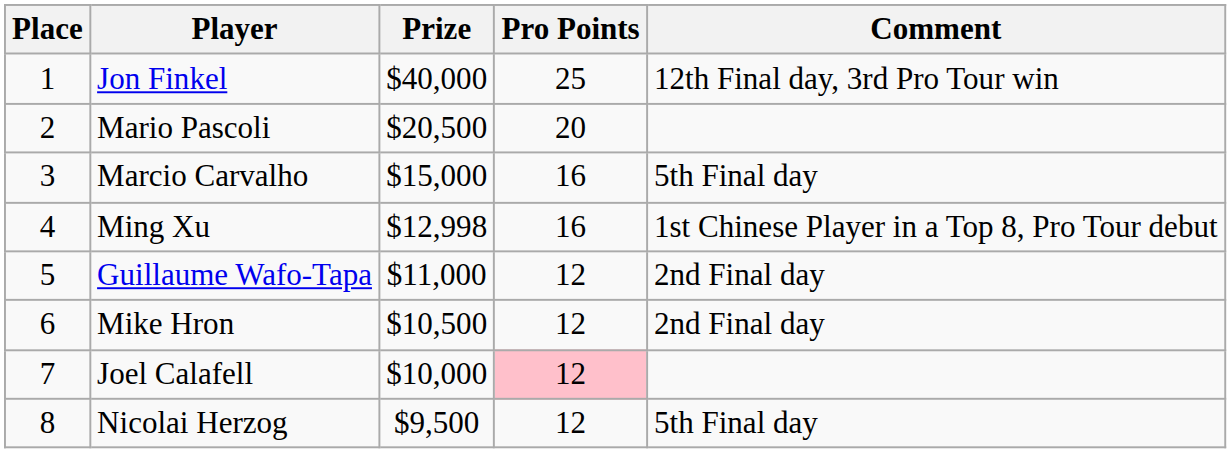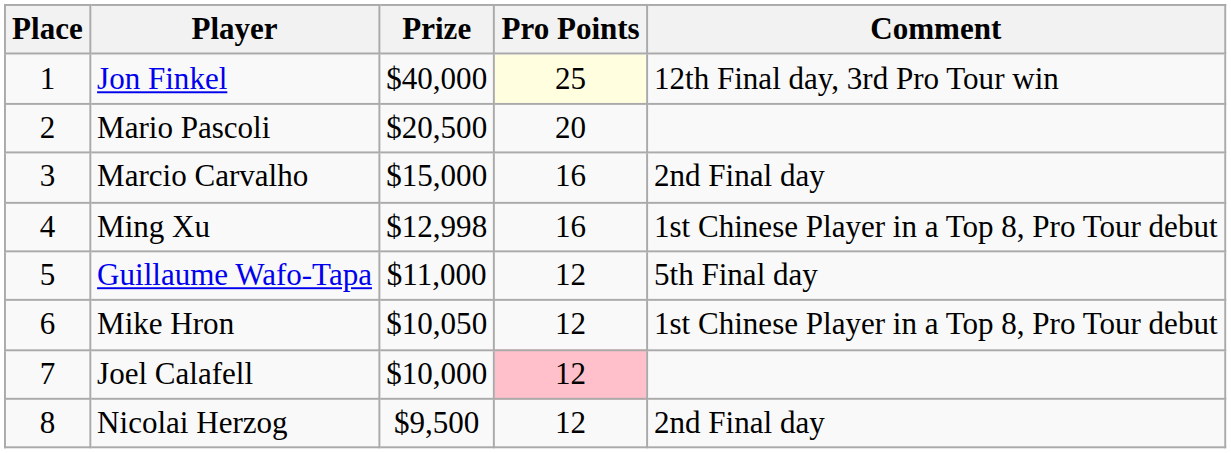(571, 78) no background -> (571, 78) lightyellow background
(736, 176) 5th Final day -> (739, 176) 2nd Final day
(739, 275) 2nd Final day -> (736, 275) 5th Final day
(437, 324) $10,500 -> (437, 324) $10,050
(739, 324) 2nd Final day -> (936, 324) 1st Chinese Player in a Top 8, Pro Tour debut
(736, 422) 5th Final day -> (739, 422) 2nd Final day
